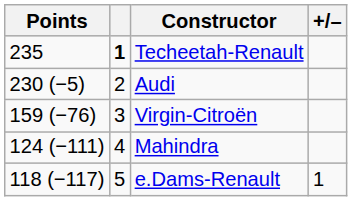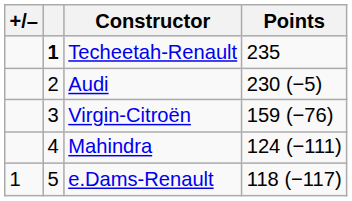columns swapped: (327, 20) <-> (57, 20)
